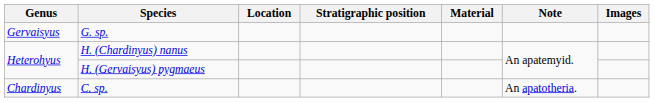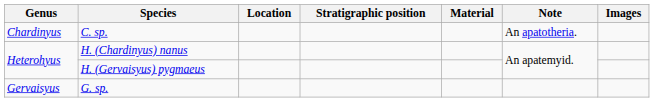rows swapped: (94, 87) <-> (94, 32)
